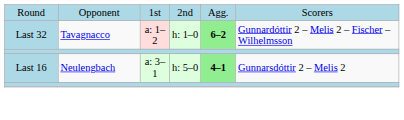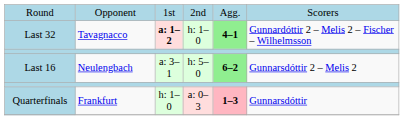(155, 35) normal -> (169, 35) bold
(218, 35) 6–2 -> (230, 35) 4–1
(218, 68) 4–1 -> (230, 68) 6–2
+ row: (40, 101)
